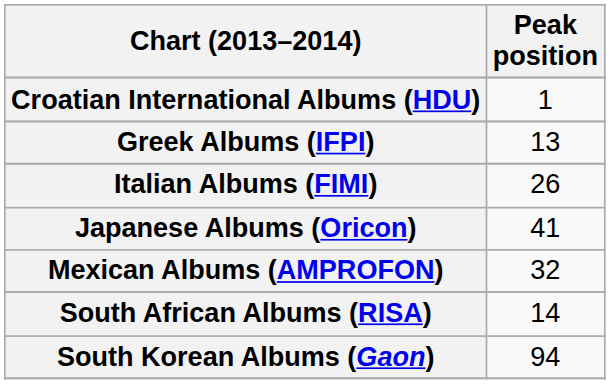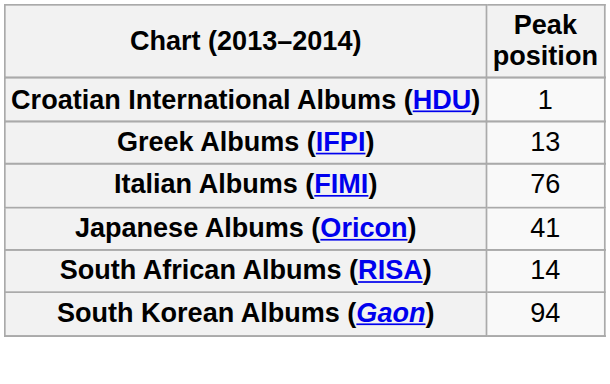(545, 185) 26 -> (545, 185) 76
- row: (246, 270)
